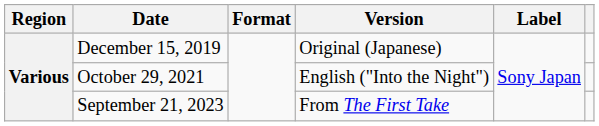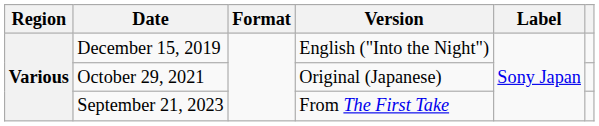(370, 47) Original (Japanese) -> (394, 47) English ("Into the Night")
(394, 76) English ("Into the Night") -> (370, 76) Original (Japanese)
